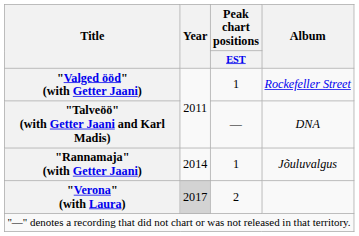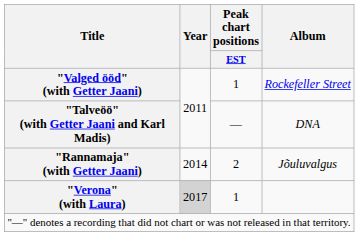(236, 164) 1 -> (236, 164) 2
(236, 197) 2 -> (236, 197) 1
